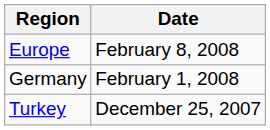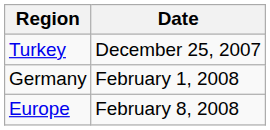rows swapped: (37, 109) <-> (39, 49)
